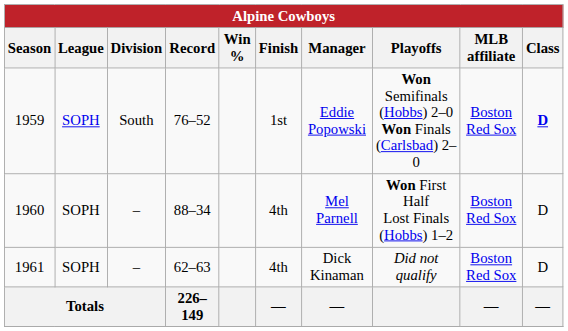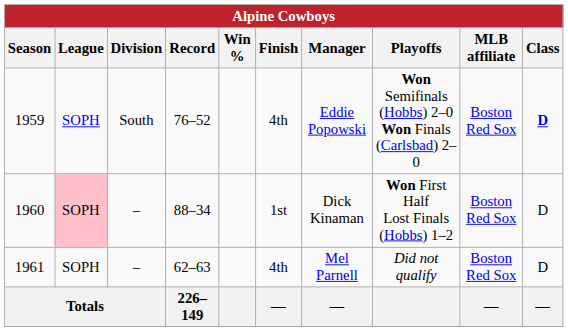(278, 120) 1st -> (278, 120) 4th
(81, 210) no background -> (81, 210) pink background
(278, 210) 4th -> (278, 210) 1st
(337, 210) Mel Parnell -> (337, 210) Dick Kinaman
(337, 266) Dick Kinaman -> (337, 266) Mel Parnell
